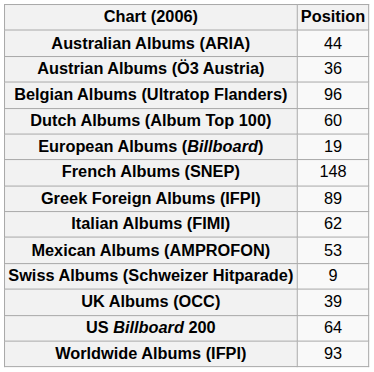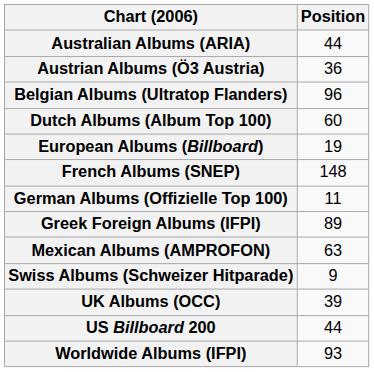+ row: (151, 198)
- row: (151, 224)
(333, 250) 53 -> (333, 250) 63
(333, 328) 64 -> (333, 328) 44
